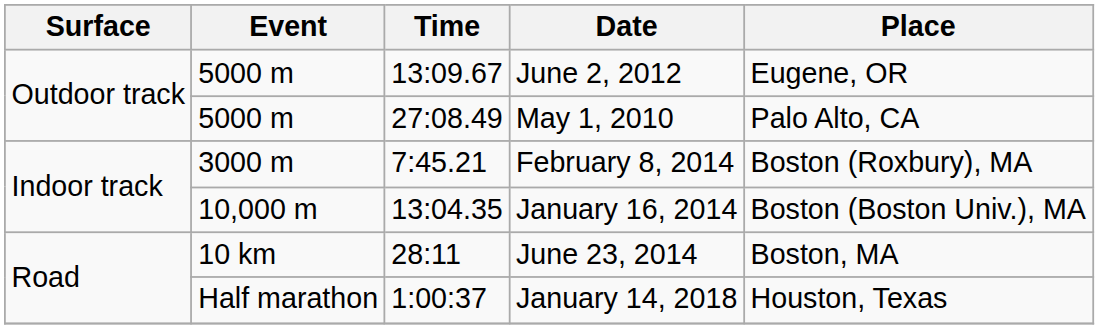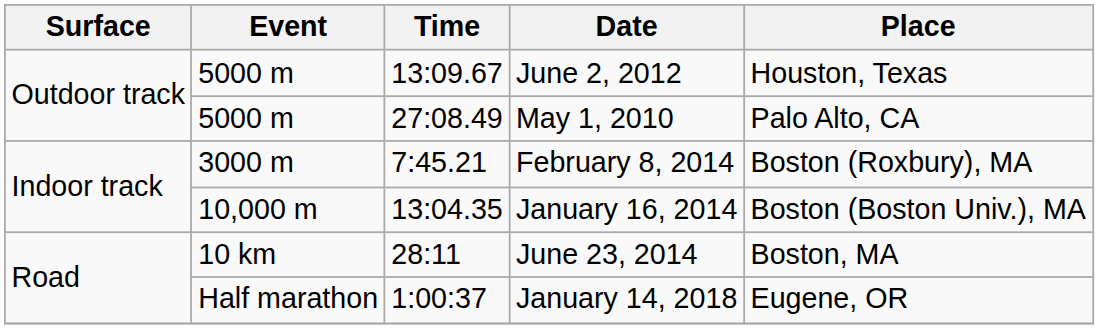(829, 72) Eugene, OR -> (849, 72) Houston, Texas
(849, 299) Houston, Texas -> (829, 299) Eugene, OR
